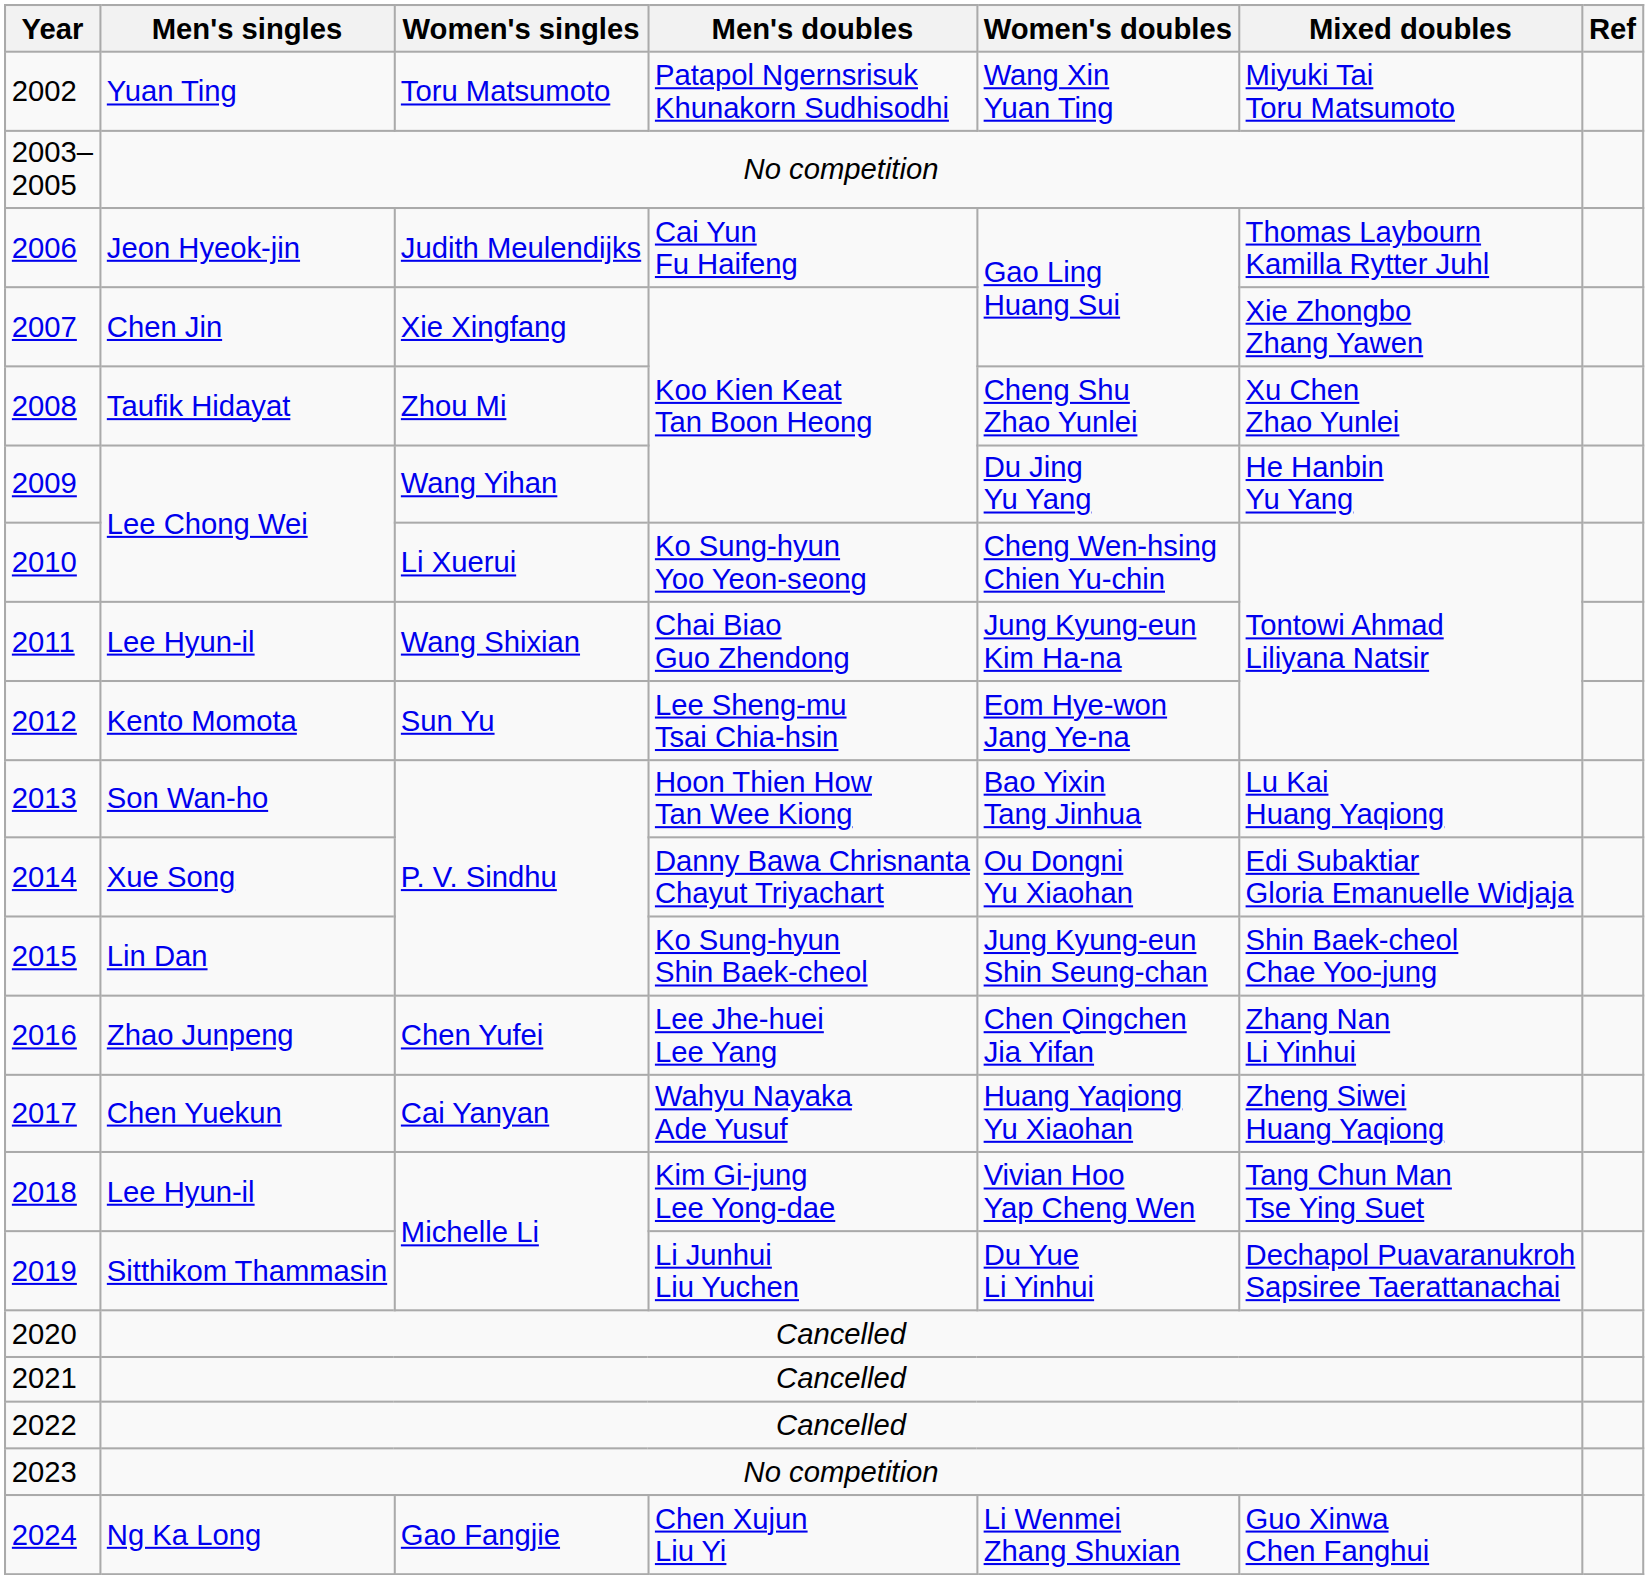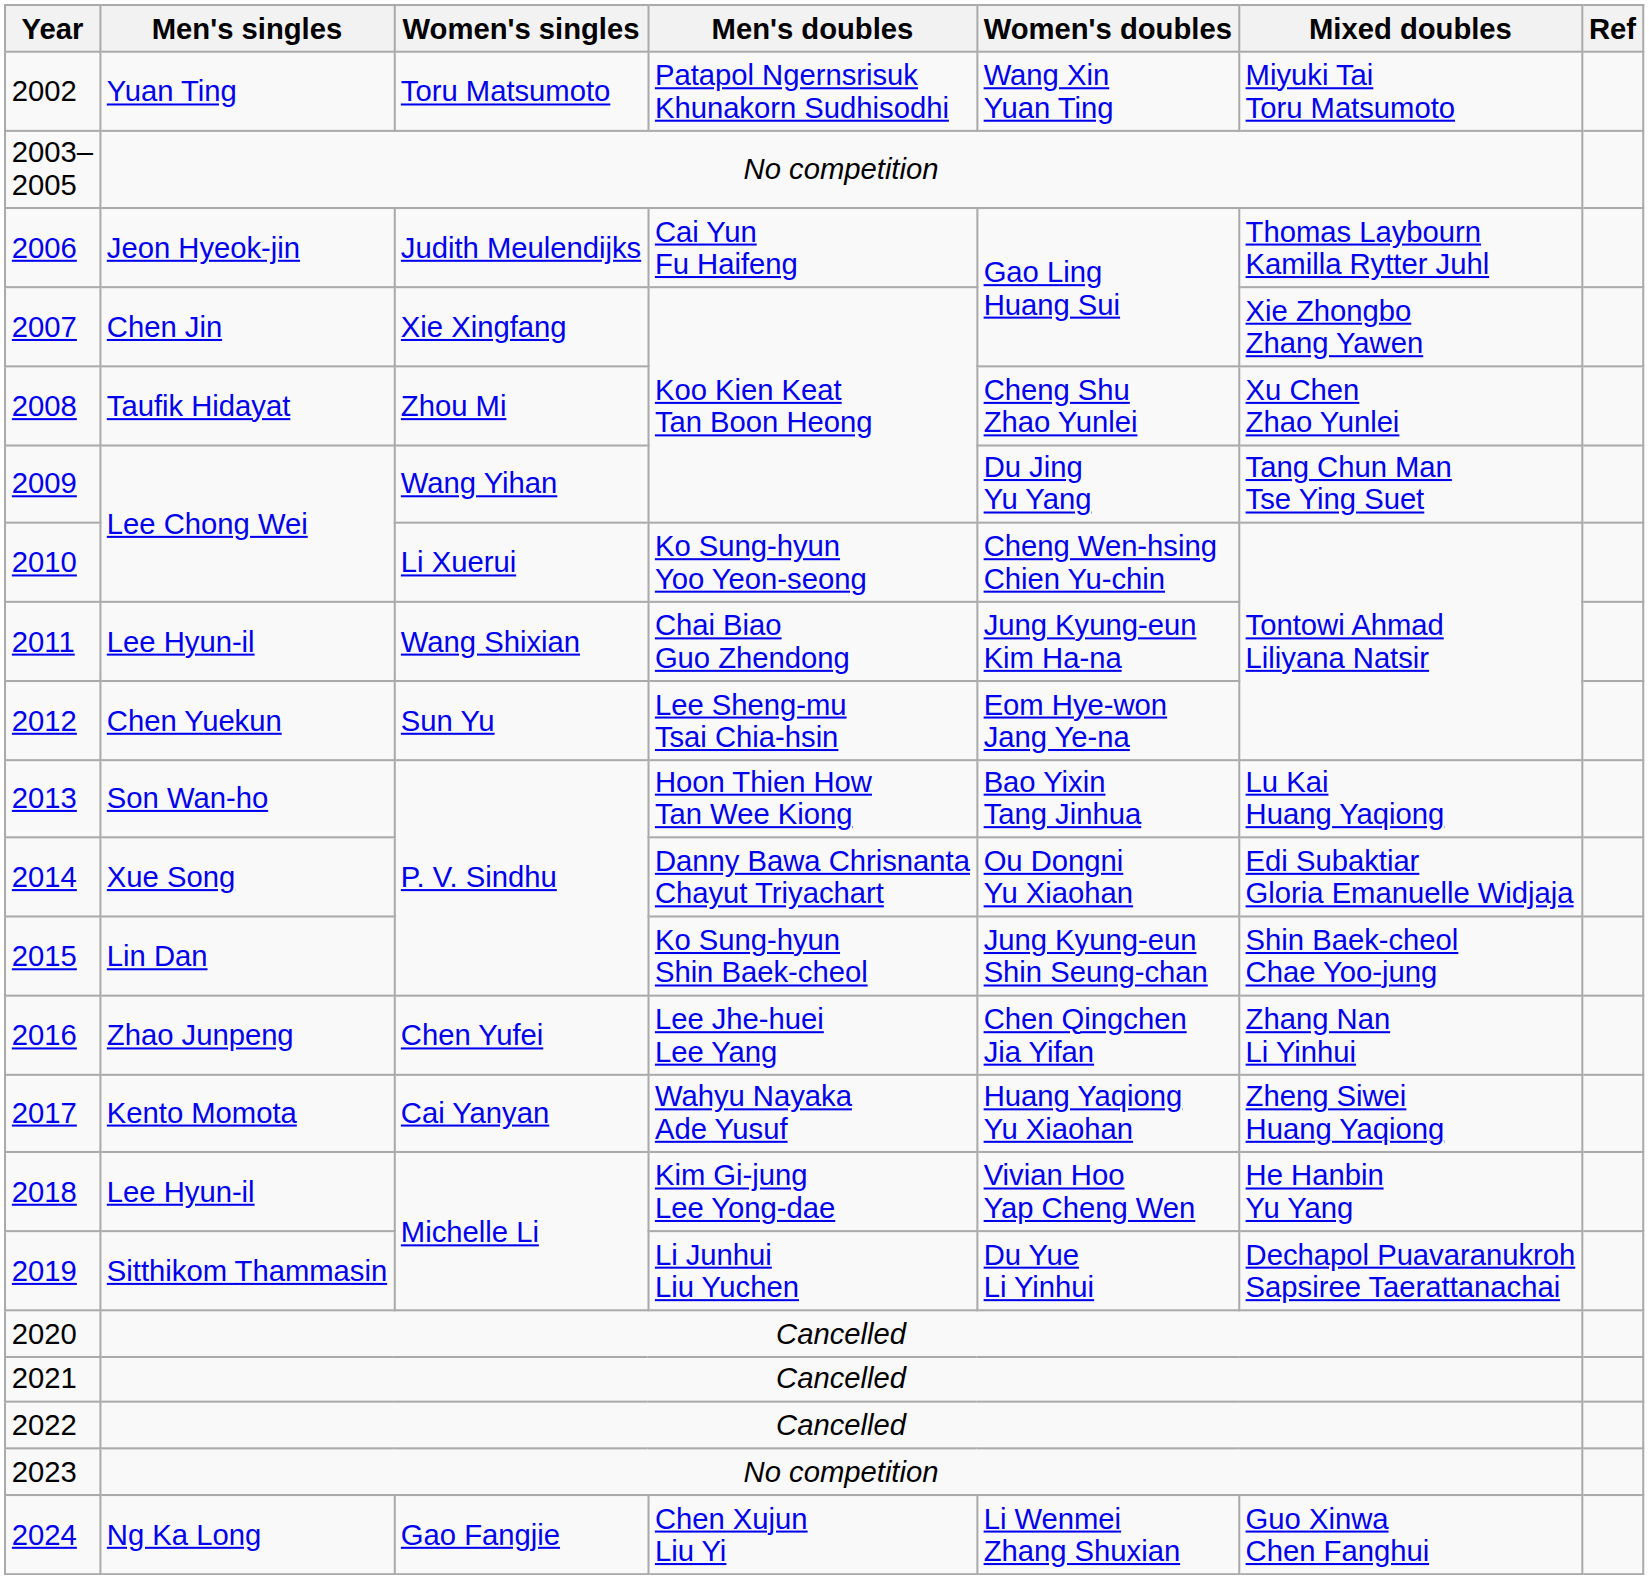(1315, 484) He Hanbin Yu Yang -> (1349, 484) Tang Chun Man Tse Ying Suet
(202, 720) Kento Momota -> (194, 720) Chen Yuekun
(194, 1114) Chen Yuekun -> (202, 1114) Kento Momota
(1349, 1192) Tang Chun Man Tse Ying Suet -> (1315, 1192) He Hanbin Yu Yang
